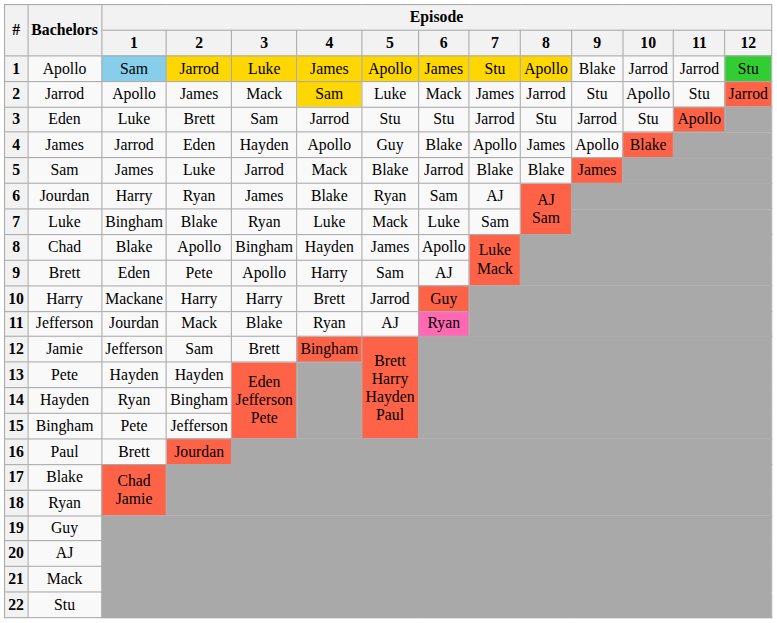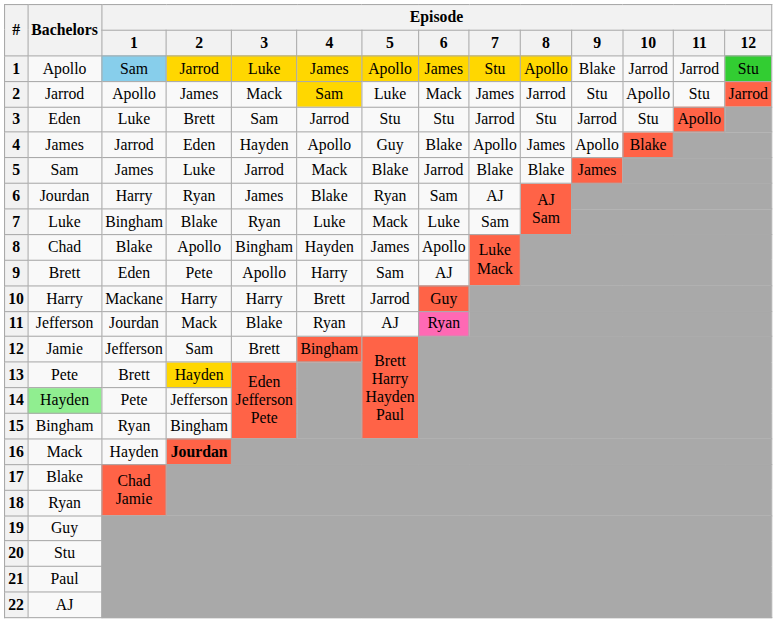(134, 374) Hayden -> (134, 374) Brett
(199, 374) no background -> (199, 374) gold background
(65, 400) no background -> (65, 400) lightgreen background
(134, 400) Ryan -> (134, 400) Pete
(199, 400) Bingham -> (199, 400) Jefferson
(134, 425) Pete -> (134, 425) Ryan
(199, 425) Jefferson -> (199, 425) Bingham
(65, 451) Paul -> (65, 451) Mack
(134, 451) Brett -> (134, 451) Hayden
(199, 451) normal -> (199, 451) bold
(65, 553) AJ -> (65, 553) Stu
(65, 579) Mack -> (65, 579) Paul
(65, 604) Stu -> (65, 604) AJ
